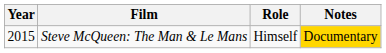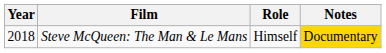(21, 36) 2015 -> (21, 36) 2018
